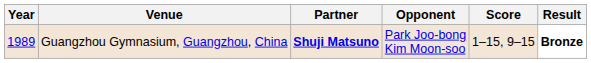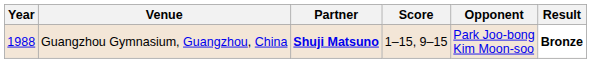columns swapped: (426, 15) <-> (503, 15)
(21, 41) 1989 -> (21, 41) 1988
